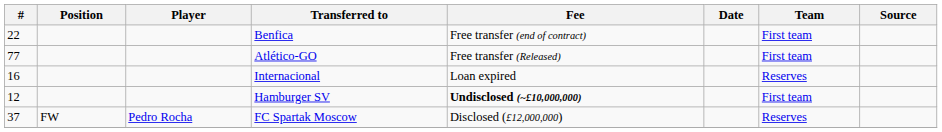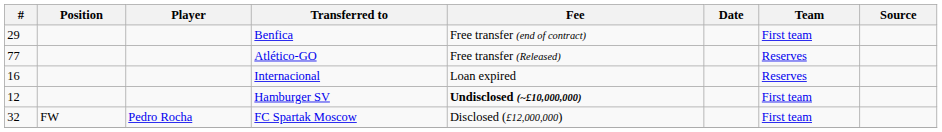(14, 35) 22 -> (14, 35) 29
(787, 56) First team -> (784, 56) Reserves
(14, 117) 37 -> (14, 117) 32
(784, 117) Reserves -> (787, 117) First team
